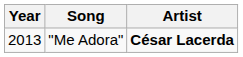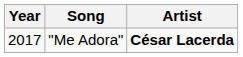(25, 40) 2013 -> (25, 40) 2017
